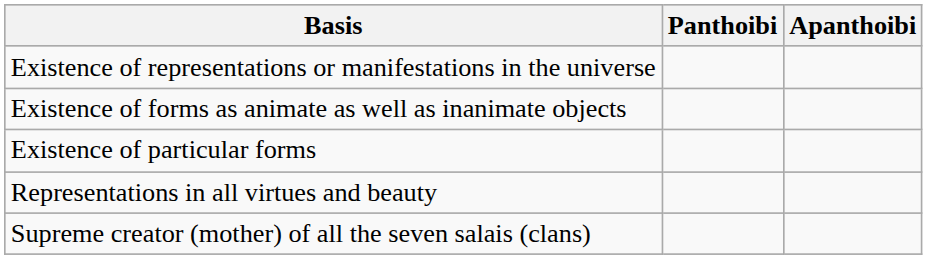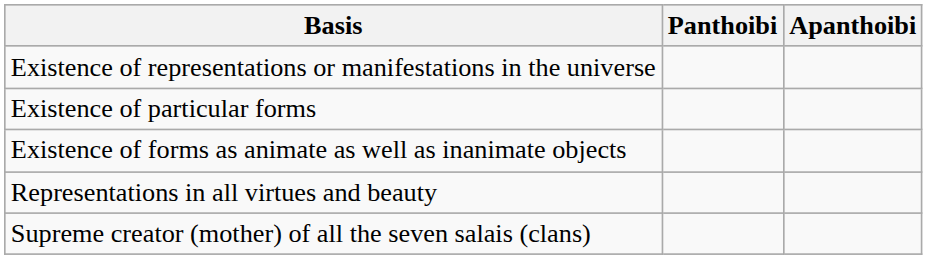rows swapped: (164, 150) <-> (319, 108)
